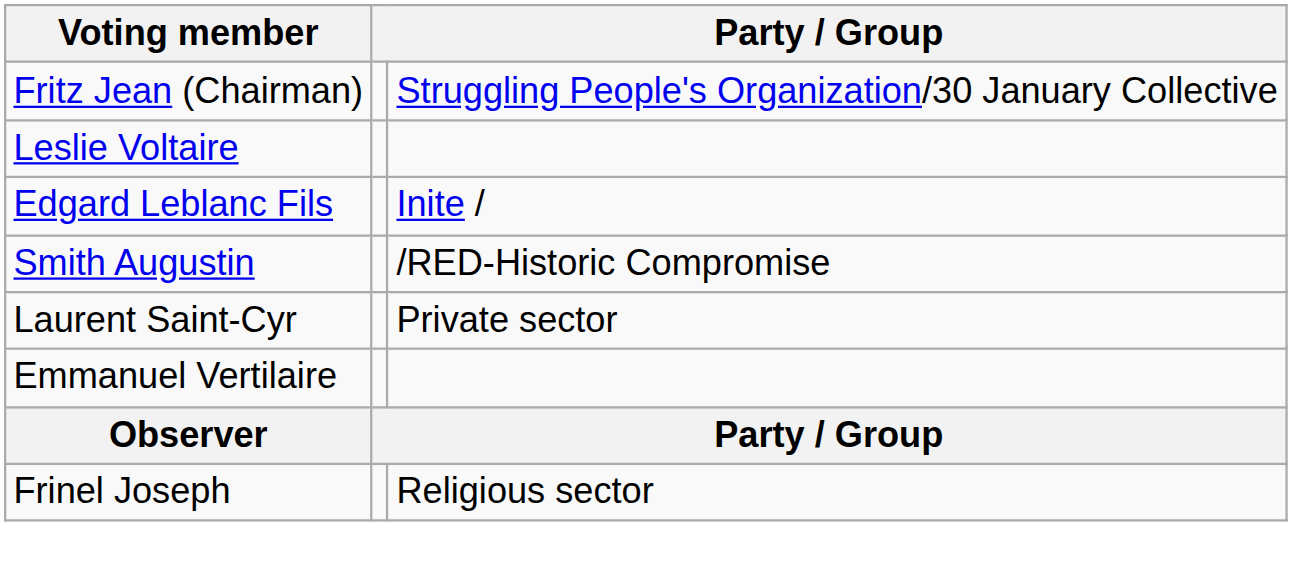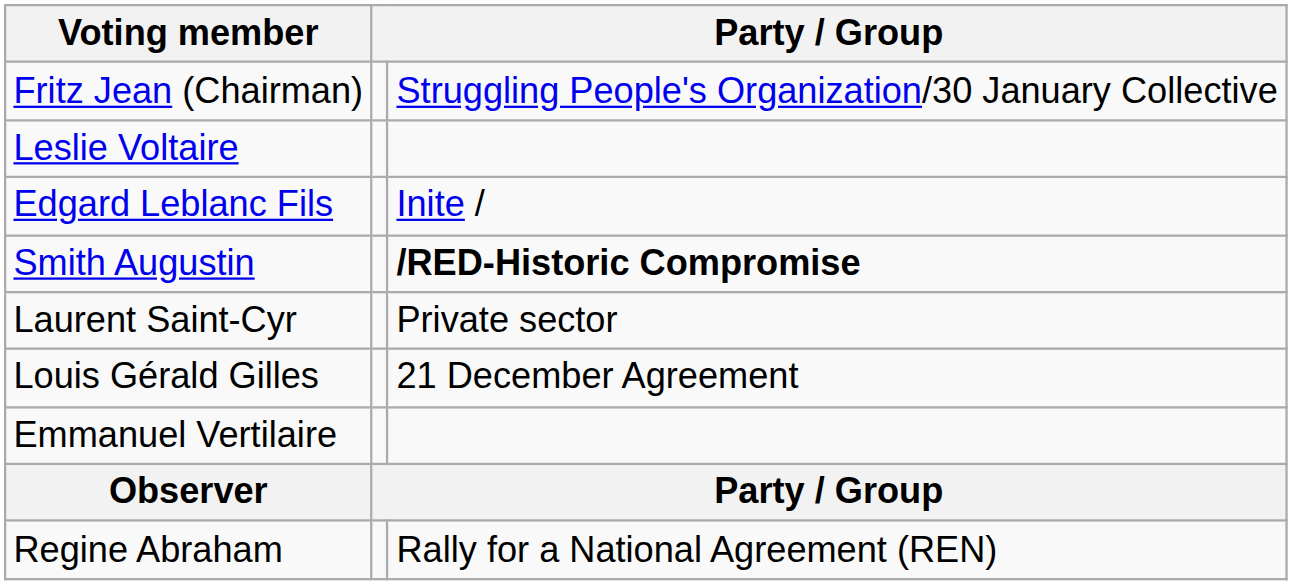(613, 262) normal -> (629, 262) bold
+ row: (166, 377)
+ row: (148, 549)
- row: (122, 491)
